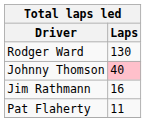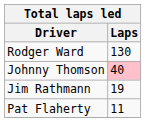(117, 89) 16 -> (117, 89) 19
